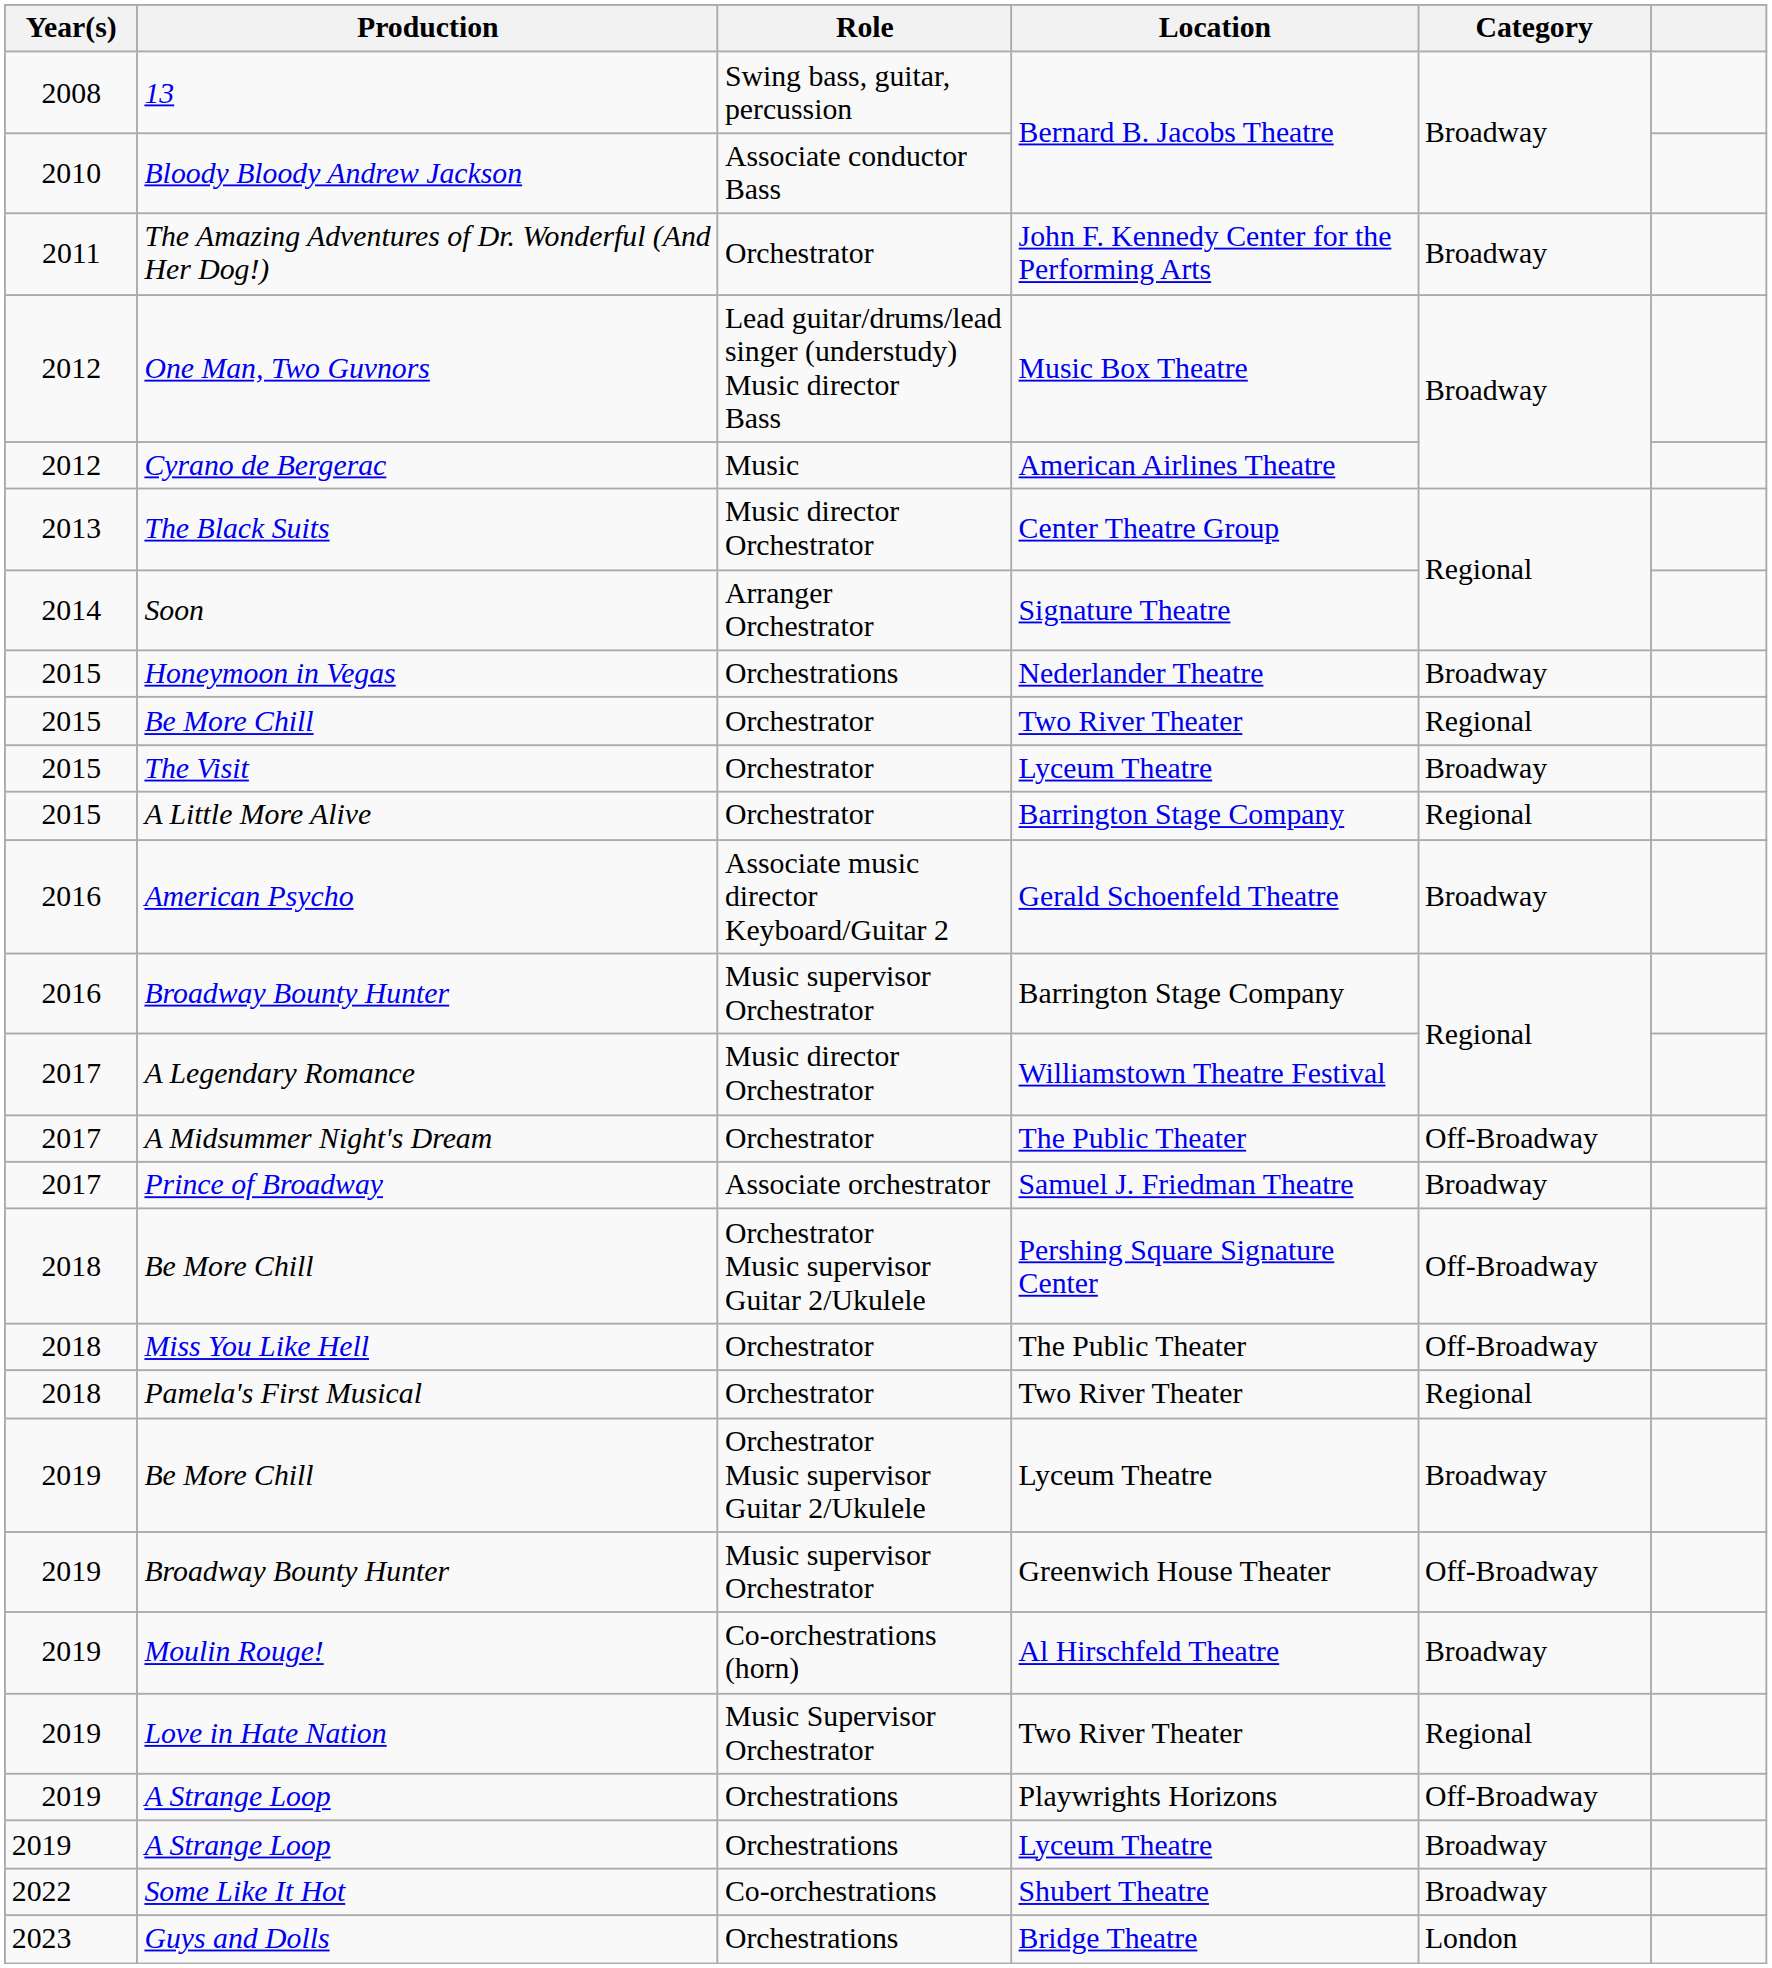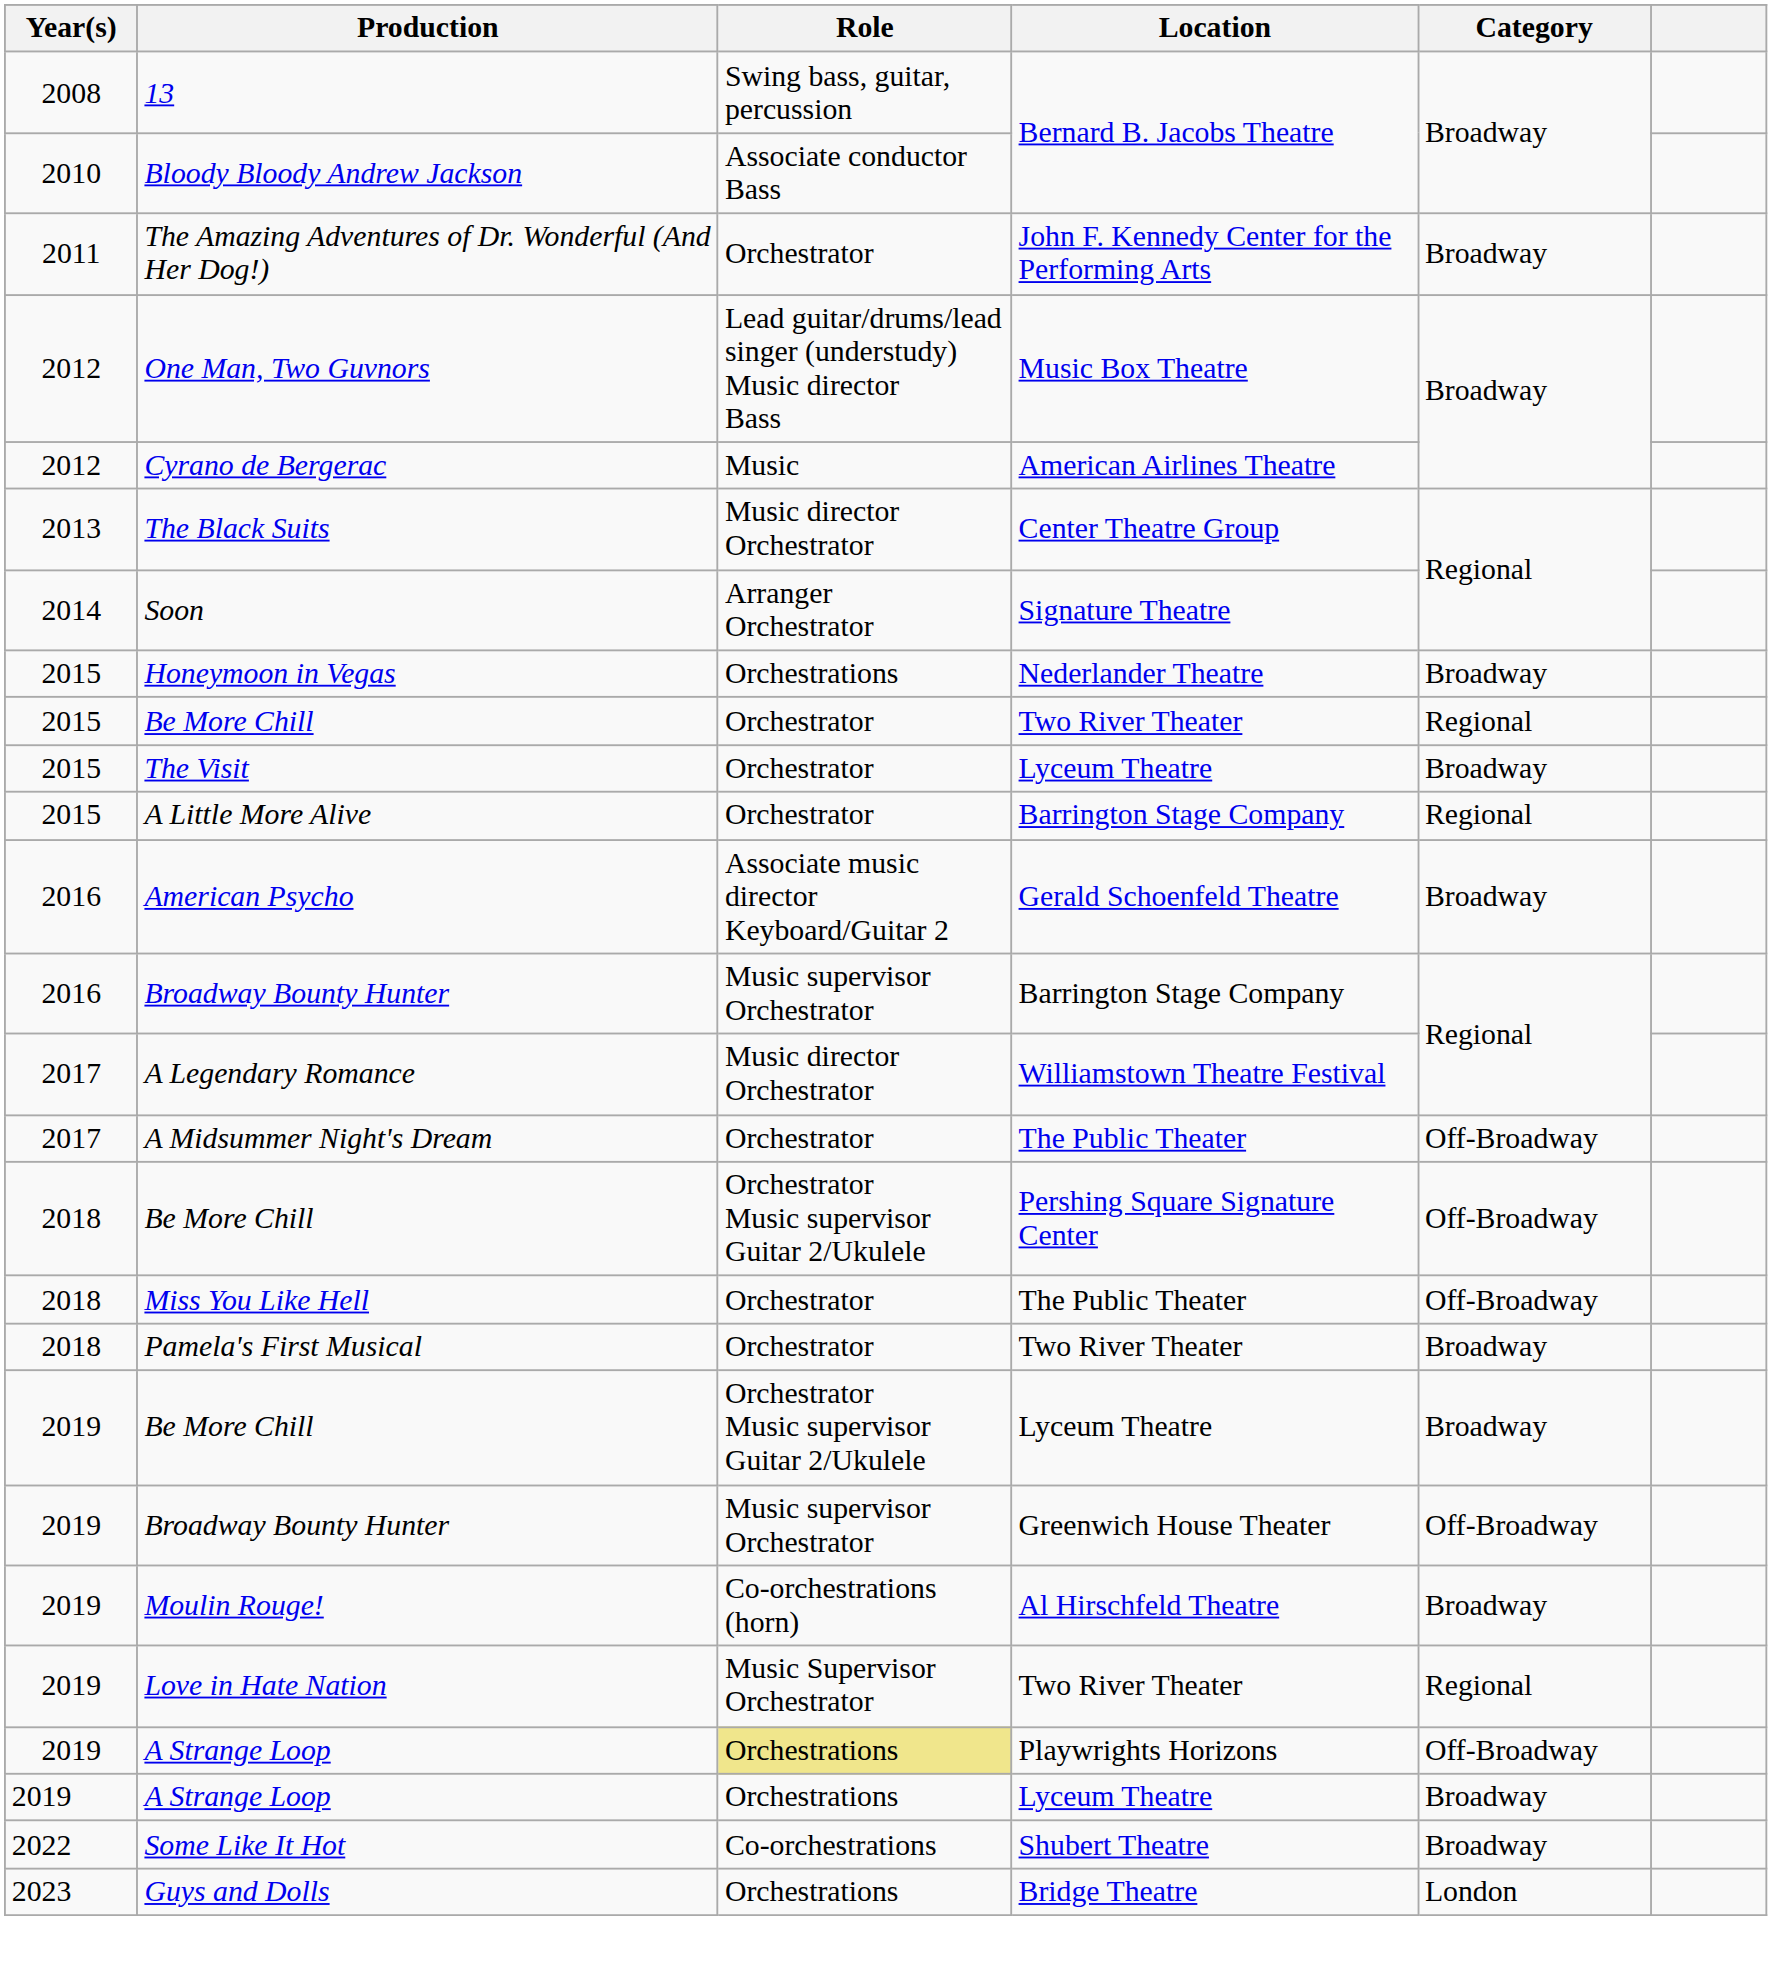- row: (264, 1185)
(1479, 1393) Regional -> (1486, 1346) Broadway
(812, 1796) no background -> (812, 1749) khaki background
